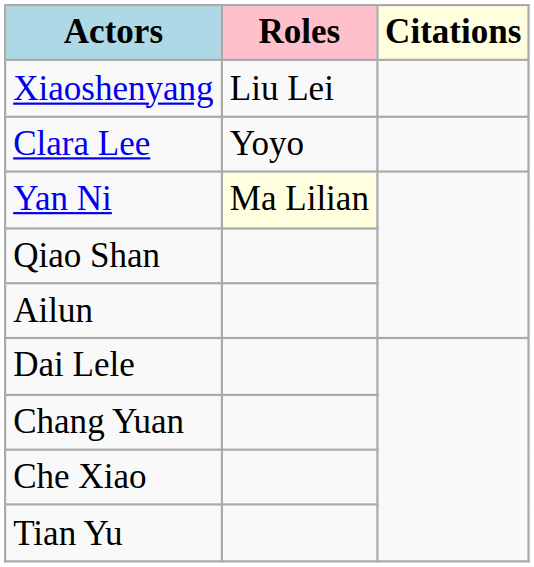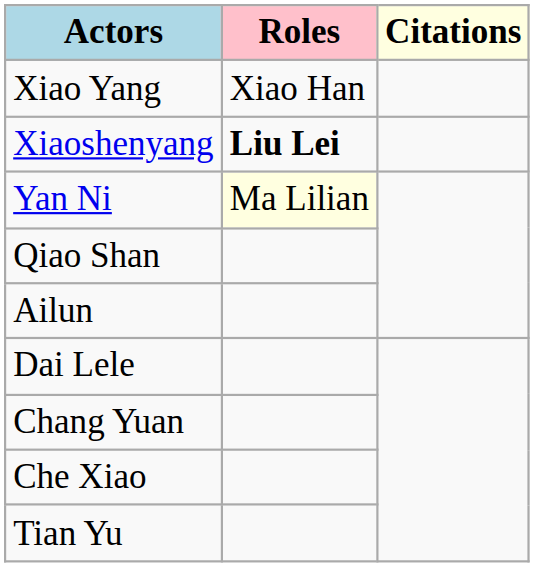+ row: (87, 87)
(282, 87) normal -> (285, 143) bold
- row: (82, 143)
